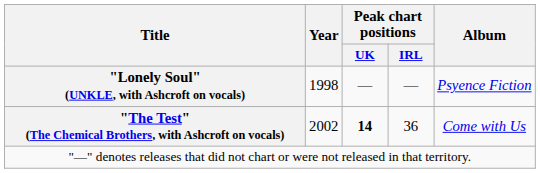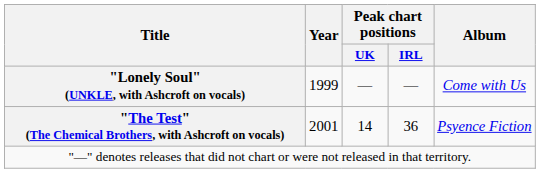(324, 86) 1998 -> (324, 86) 1999
(484, 86) Psyence Fiction -> (484, 86) Come with Us
(324, 126) 2002 -> (324, 126) 2001
(365, 126) bold -> (365, 126) normal
(484, 126) Come with Us -> (484, 126) Psyence Fiction
